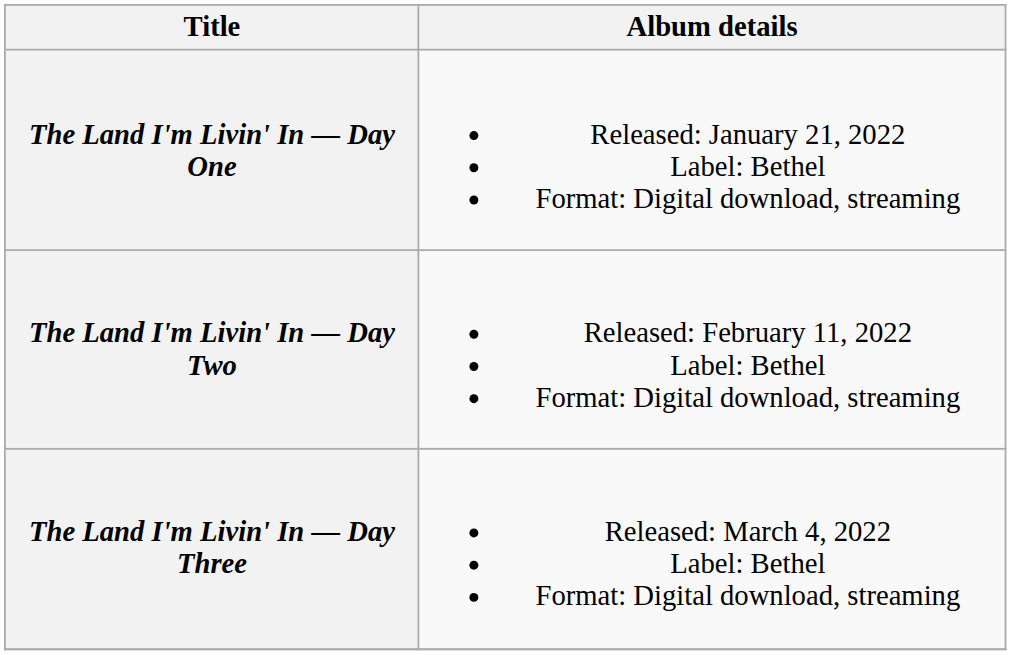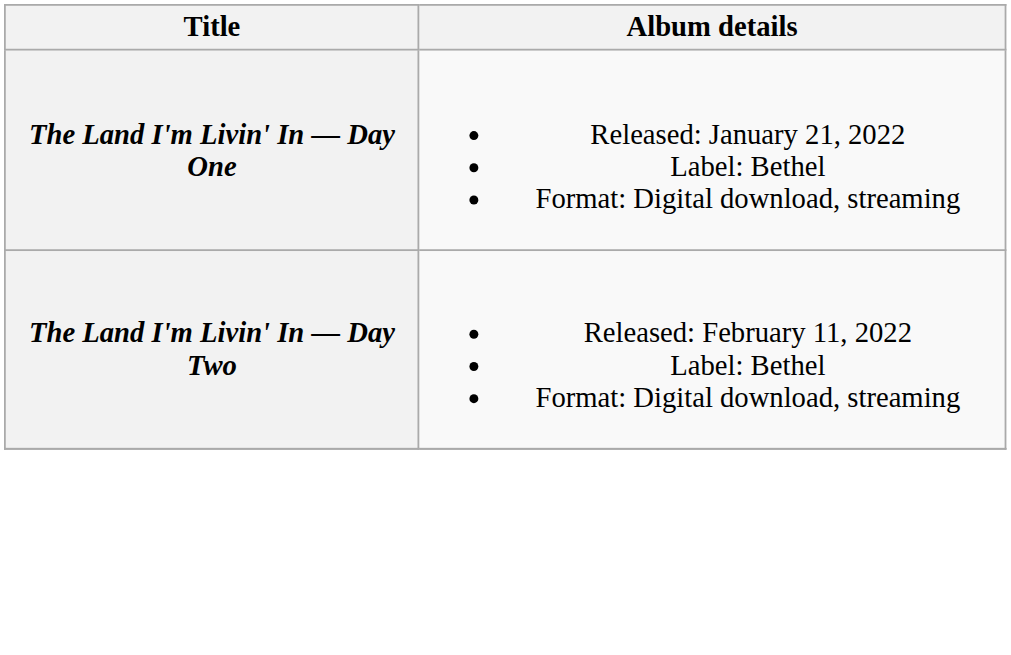- row: (212, 548)
